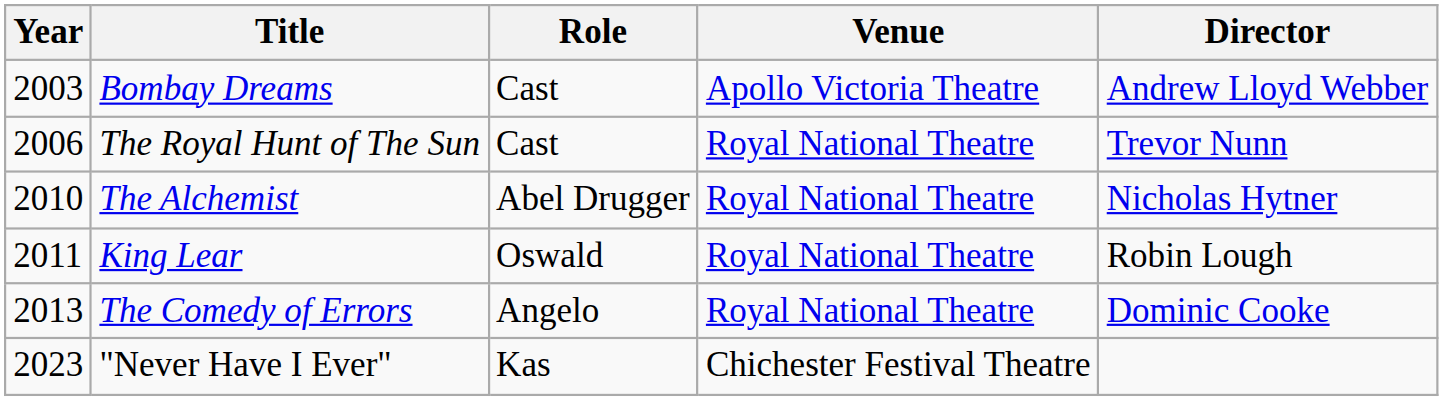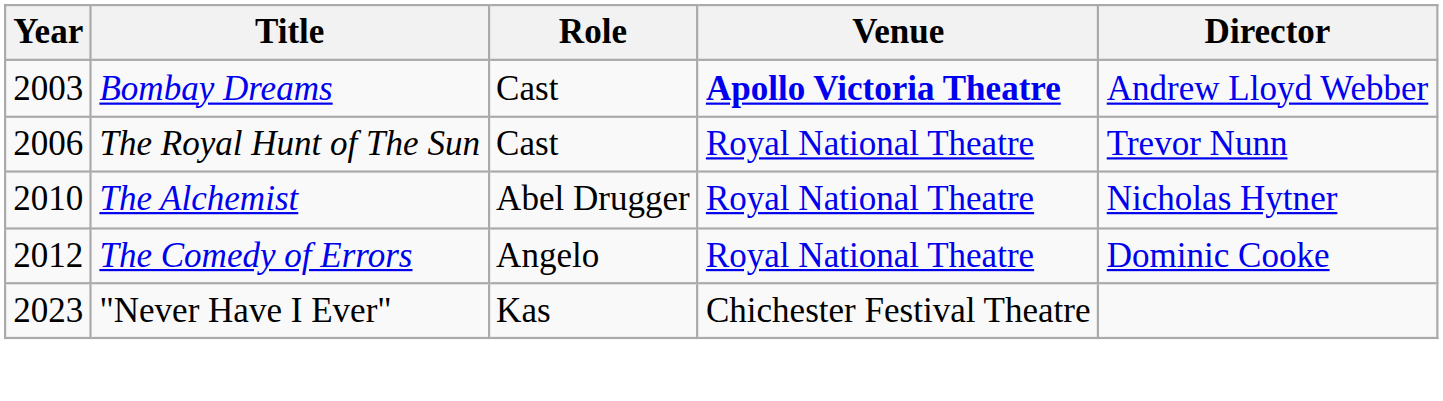(873, 87) normal -> (883, 87) bold
- row: (171, 254)
(48, 310) 2013 -> (48, 254) 2012
